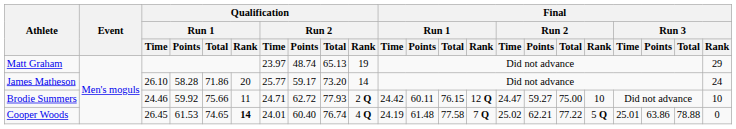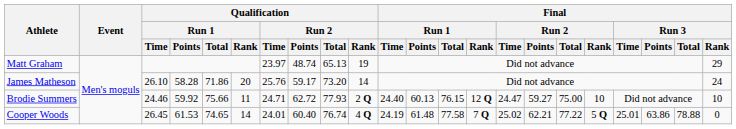(274, 81) 25.77 -> (274, 81) 25.76
(392, 98) 24.42 -> (392, 98) 24.40
(422, 98) 60.11 -> (422, 98) 60.13
(245, 116) bold -> (245, 116) normal
